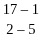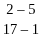rows swapped: (21, 29) <-> (21, 9)
